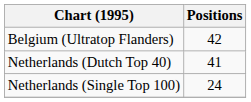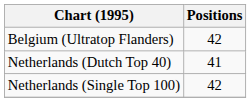(215, 85) 24 -> (215, 85) 42
